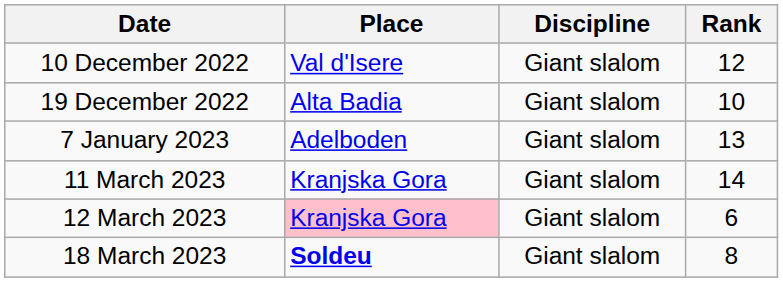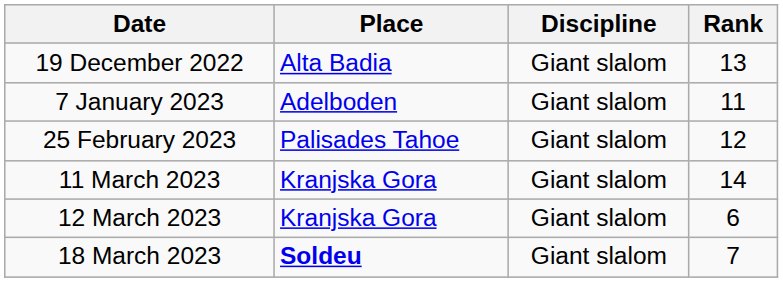- row: (145, 62)
(731, 101) 10 -> (733, 62) 13
(731, 140) 13 -> (733, 101) 11
+ row: (140, 140)
(368, 218) pink background -> (358, 218) no background
(731, 256) 8 -> (733, 256) 7
